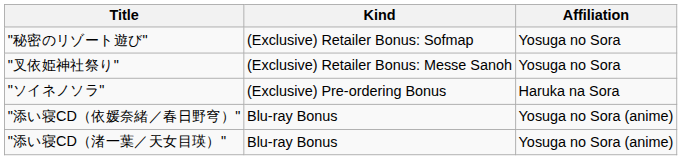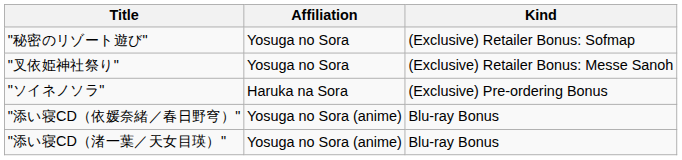columns swapped: (596, 15) <-> (379, 15)
